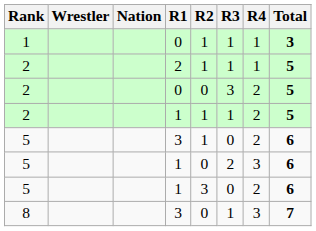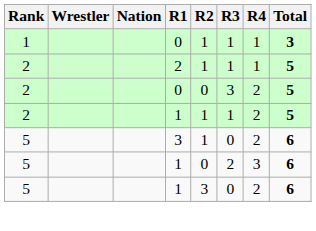- row: (26, 213)
